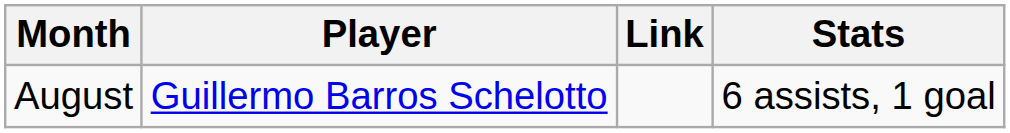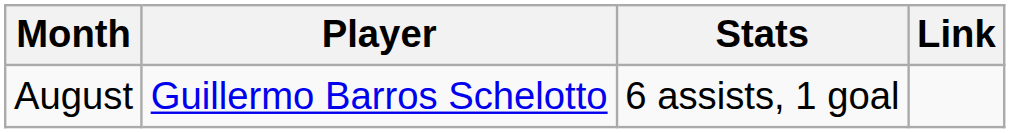columns swapped: (859, 34) <-> (665, 34)
